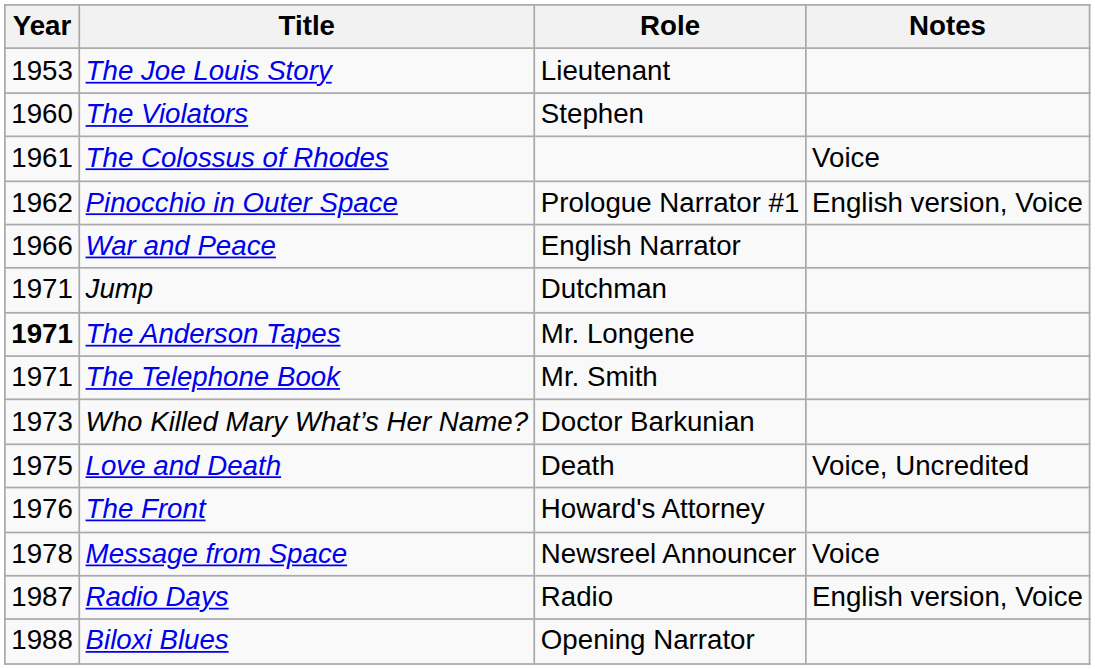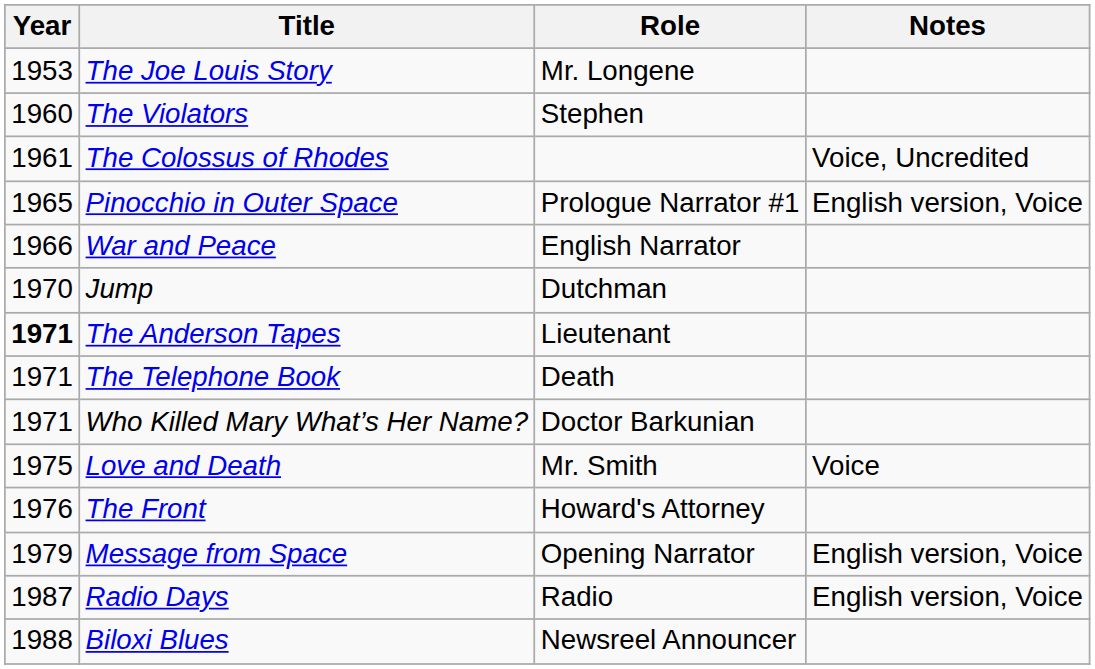(605, 70) Lieutenant -> (618, 70) Mr. Longene
(846, 158) Voice -> (921, 158) Voice, Uncredited
(42, 202) 1962 -> (42, 202) 1965
(42, 289) 1971 -> (42, 289) 1970
(618, 333) Mr. Longene -> (605, 333) Lieutenant
(599, 377) Mr. Smith -> (578, 377) Death
(42, 421) 1973 -> (42, 421) 1971
(578, 465) Death -> (599, 465) Mr. Smith
(921, 465) Voice, Uncredited -> (846, 465) Voice
(42, 553) 1978 -> (42, 553) 1979
(669, 553) Newsreel Announcer -> (648, 553) Opening Narrator
(846, 553) Voice -> (947, 553) English version, Voice
(648, 641) Opening Narrator -> (669, 641) Newsreel Announcer
